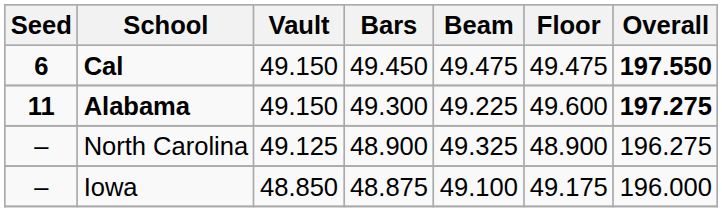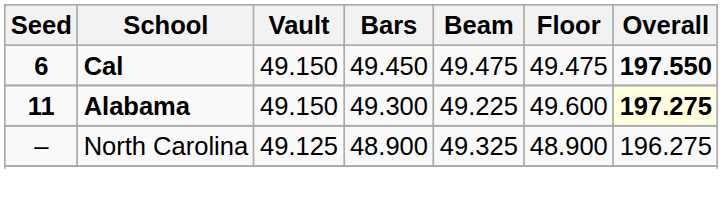(666, 106) no background -> (666, 106) lightyellow background
- row: (111, 187)
